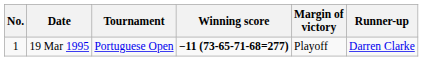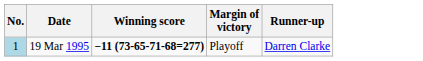- column: (134, 21)
(16, 46) no background -> (16, 46) lightblue background
